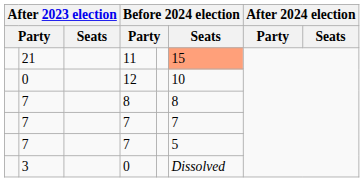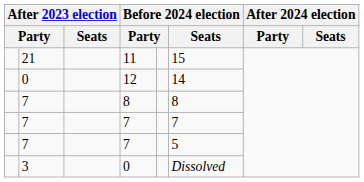(178, 58) lightsalmon background -> (178, 58) no background
(178, 79) 10 -> (178, 79) 14
